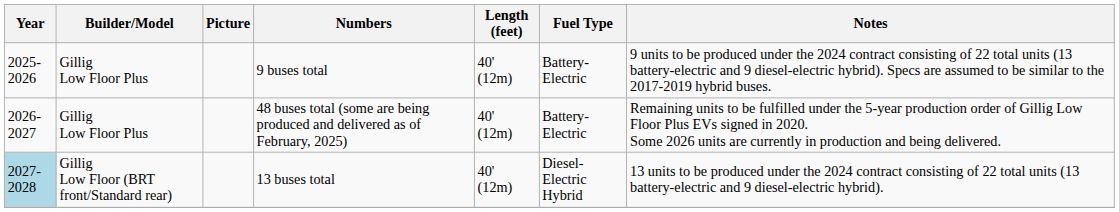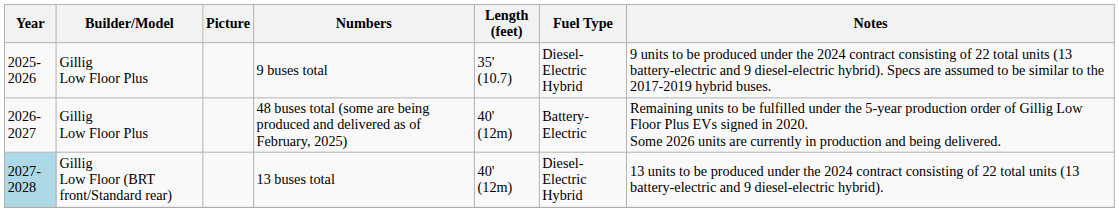(495, 70) 40' (12m) -> (495, 70) 35' (10.7)
(566, 70) Battery-Electric -> (564, 70) Diesel-Electric Hybrid
